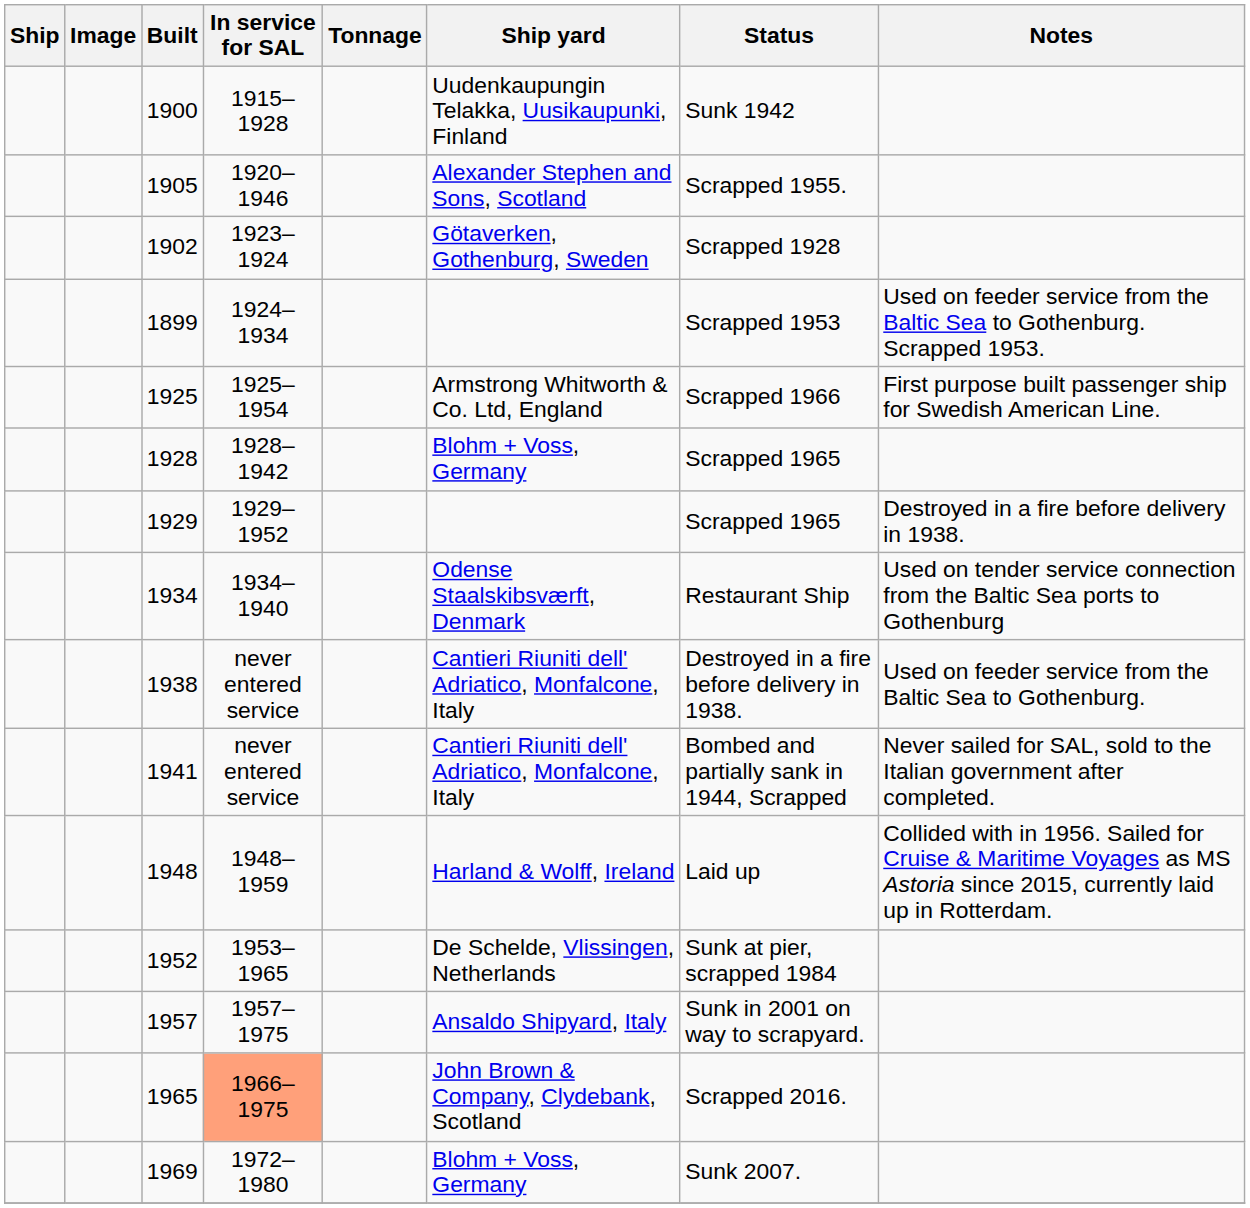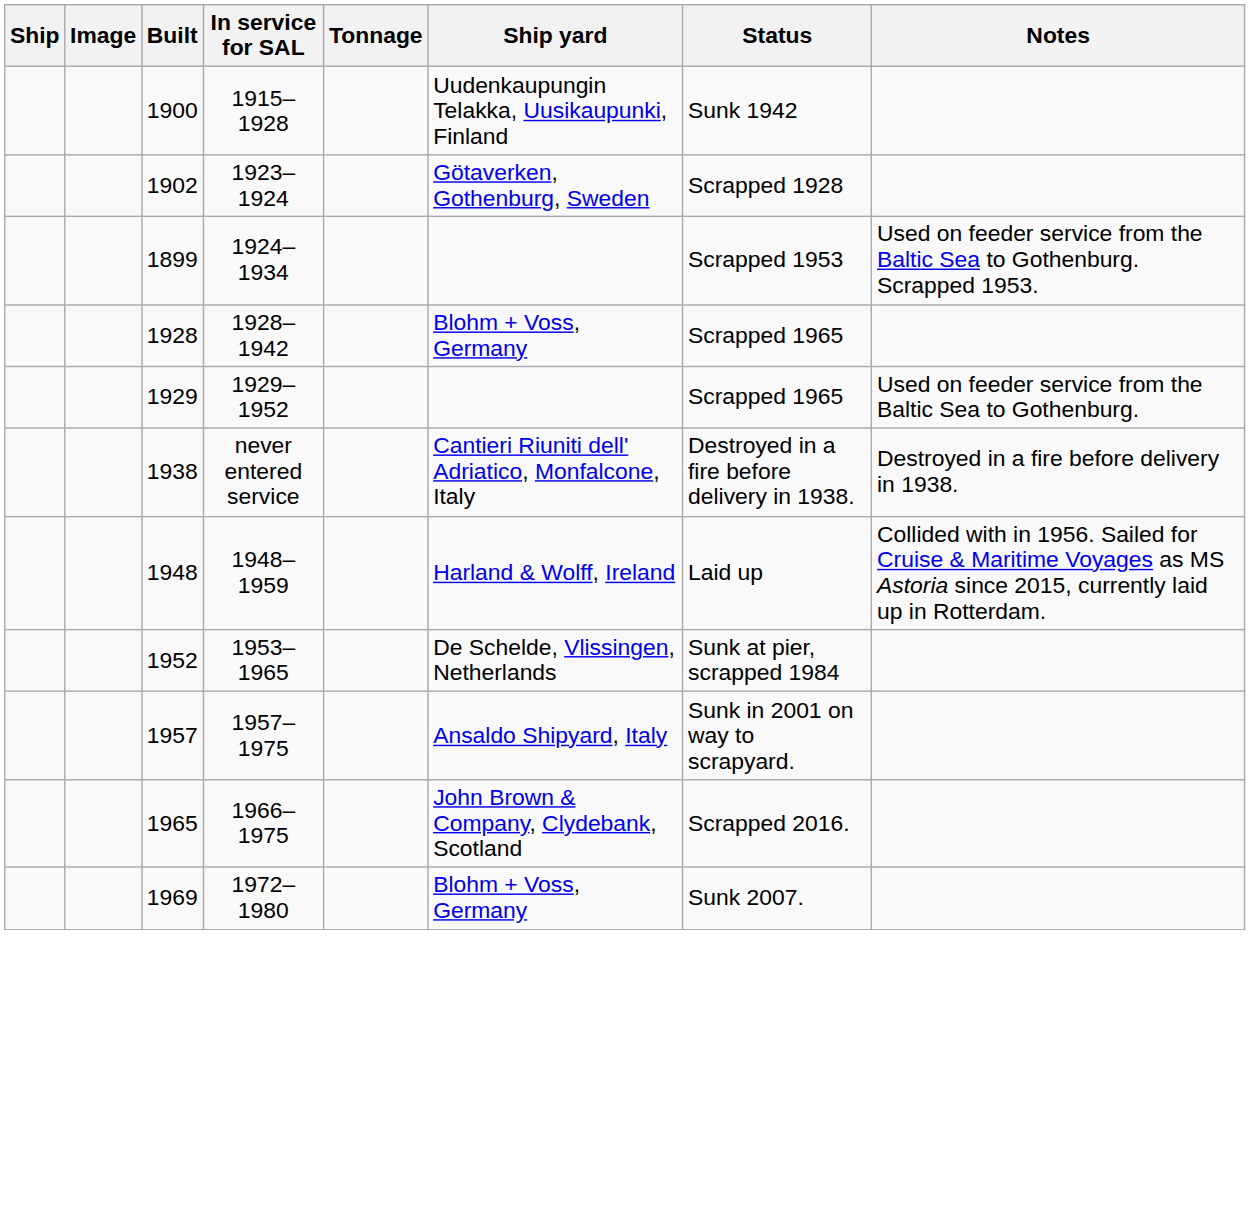- row: (172, 185)
- row: (172, 397)
(1054, 521) Destroyed in a fire before delivery in 1938. -> (1040, 397) Used on feeder service from the Baltic Sea to Gothenburg.
- row: (172, 596)
(1046, 683) Used on feeder service from the Baltic Sea to Gothenburg. -> (1048, 472) Destroyed in a fire before delivery in 1938.
- row: (172, 771)
(263, 1096) lightsalmon background -> (263, 823) no background
